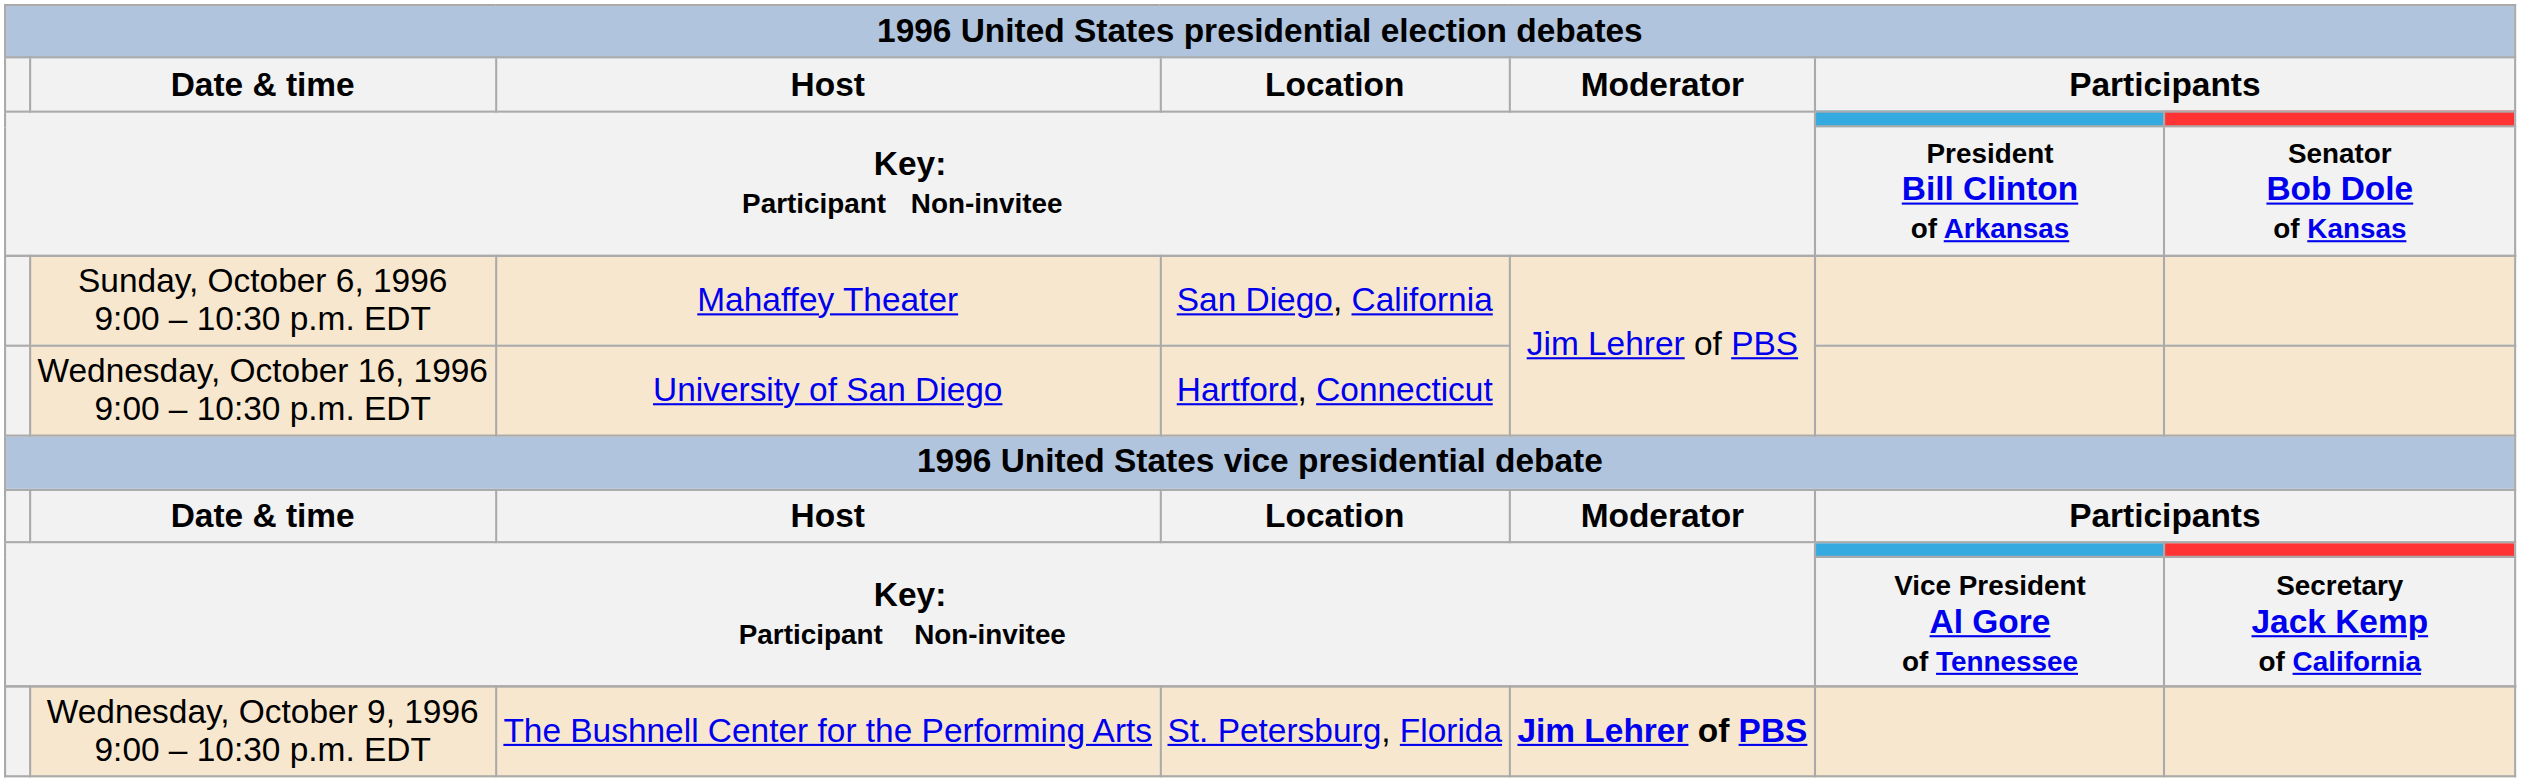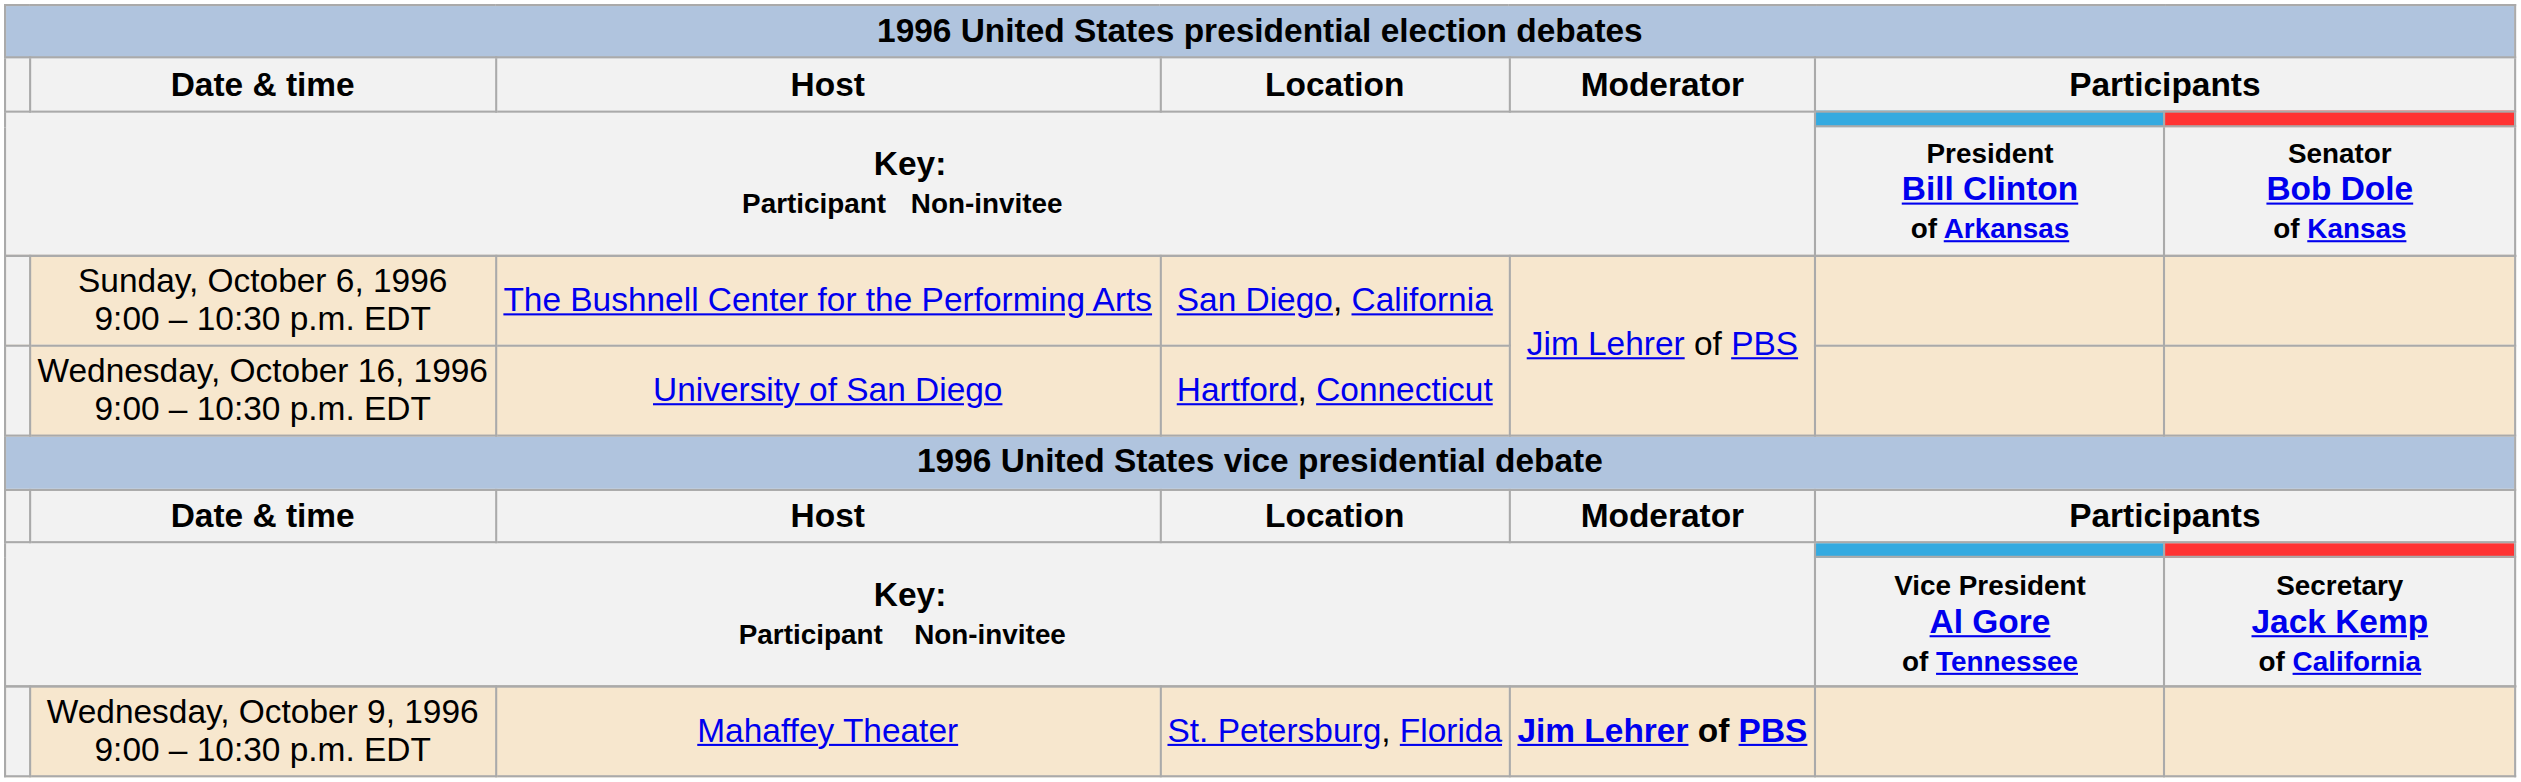(828, 299) Mahaffey Theater -> (828, 299) The Bushnell Center for the Performing Arts
(828, 730) The Bushnell Center for the Performing Arts -> (828, 730) Mahaffey Theater
